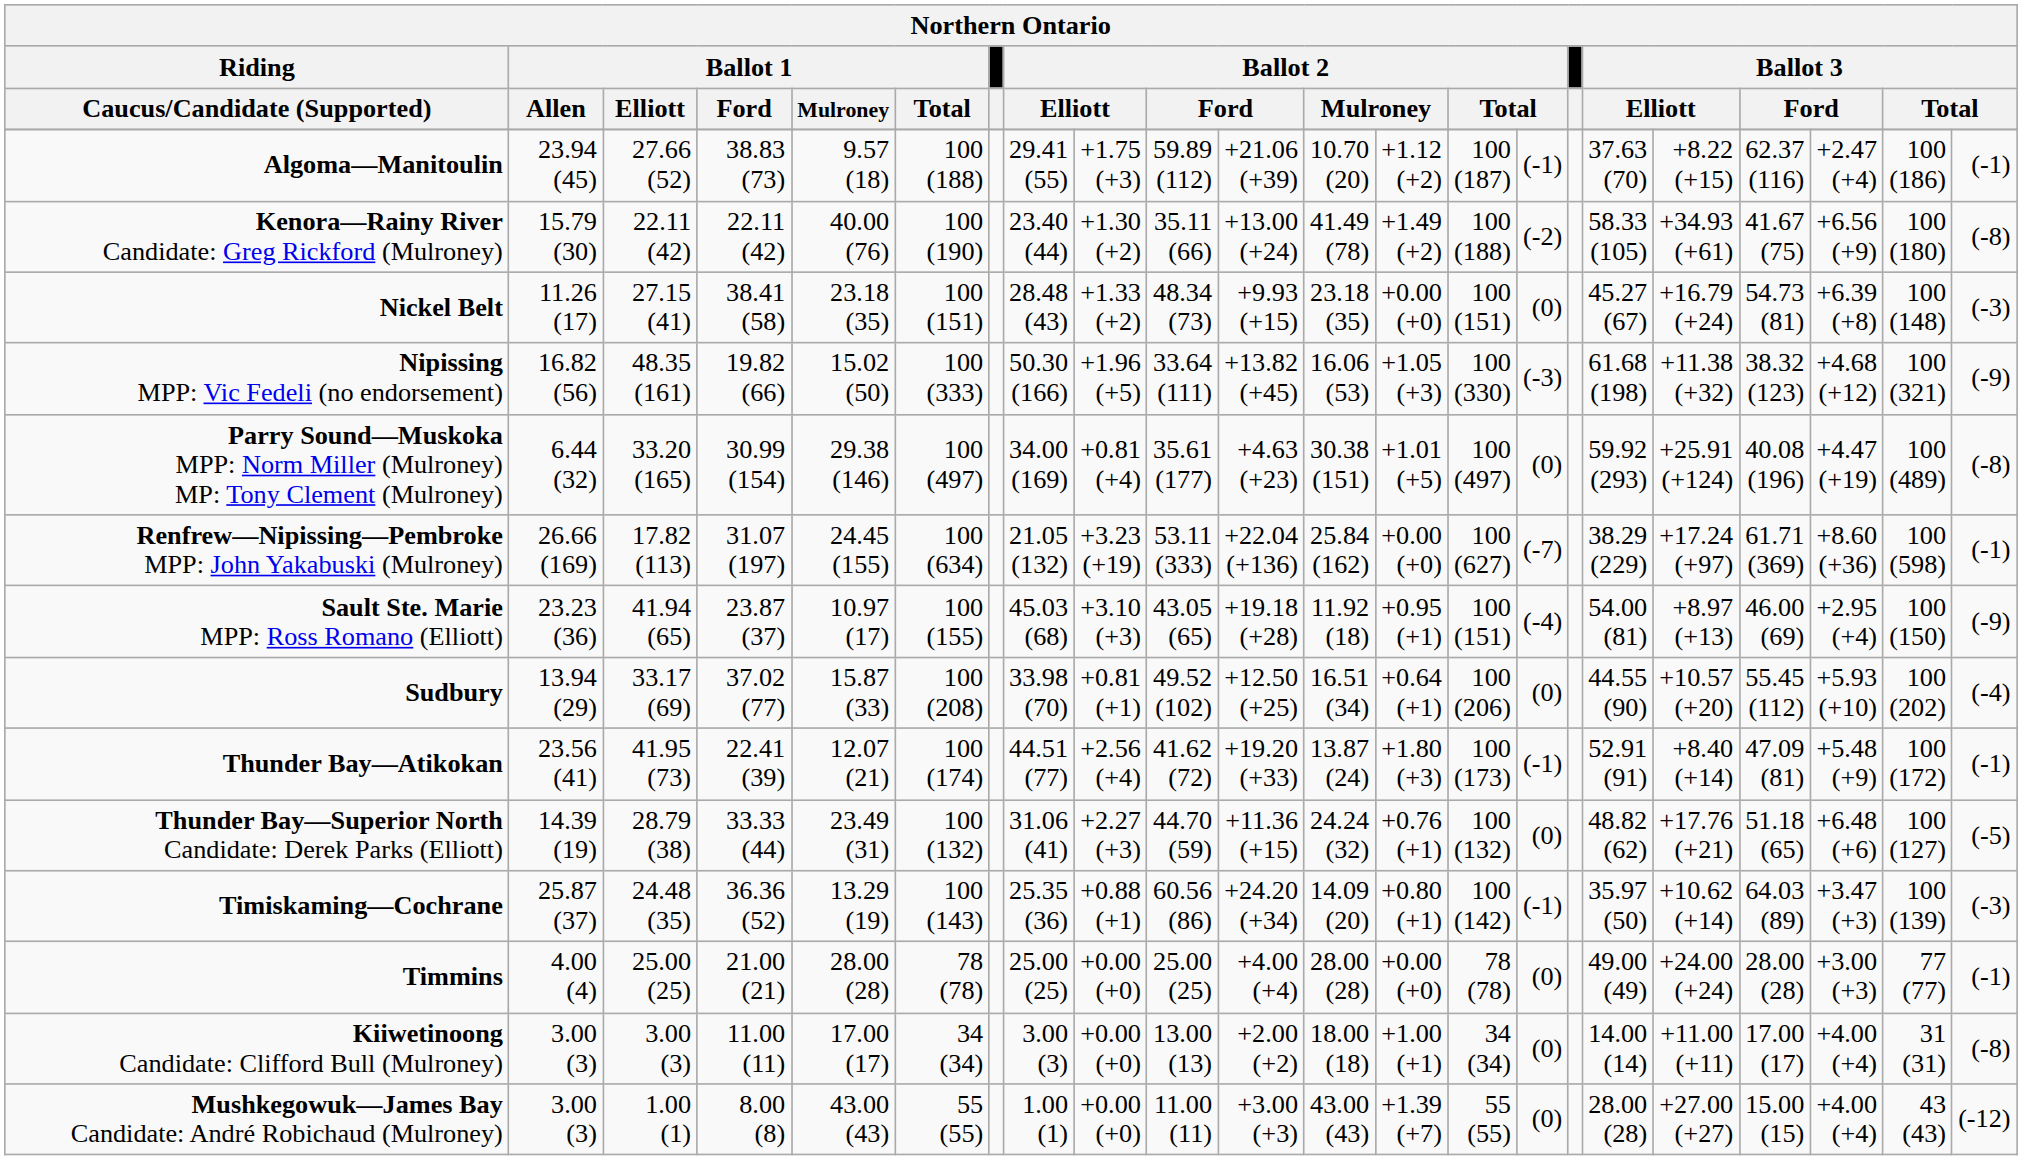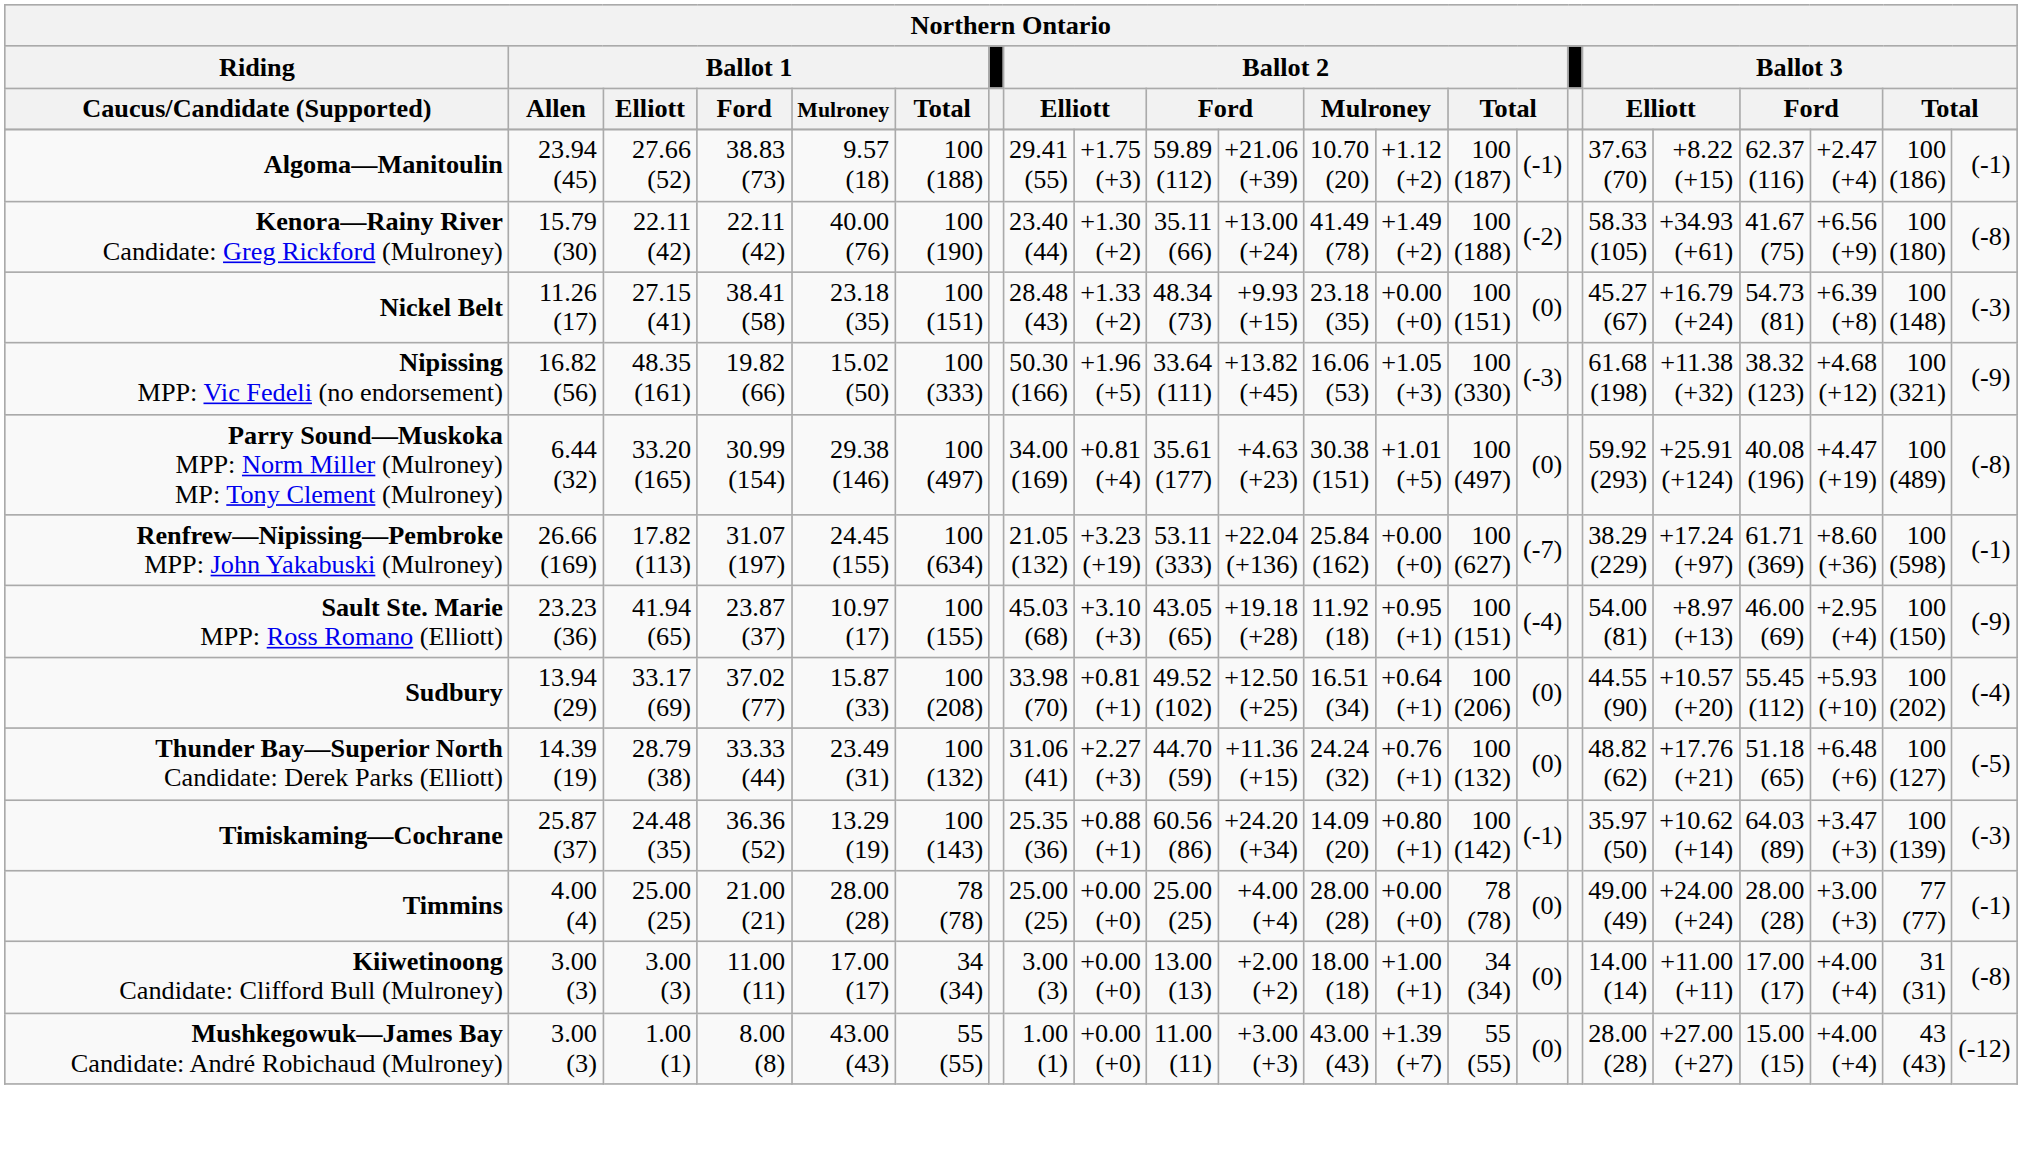- row: (363, 763)
